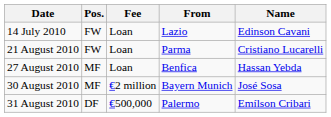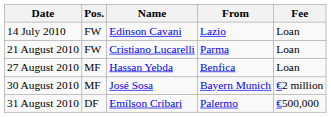columns swapped: (281, 13) <-> (133, 13)
